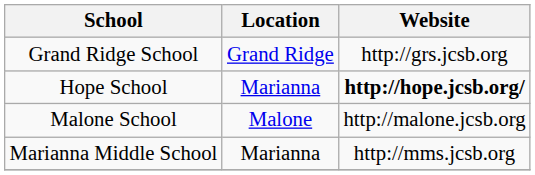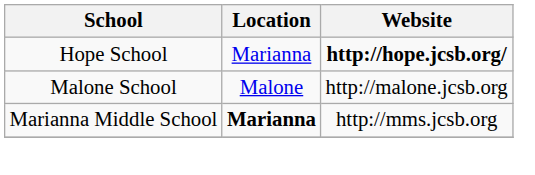- row: (113, 53)
(280, 152) normal -> (271, 119) bold
